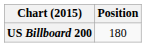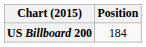(118, 32) 180 -> (118, 32) 184
